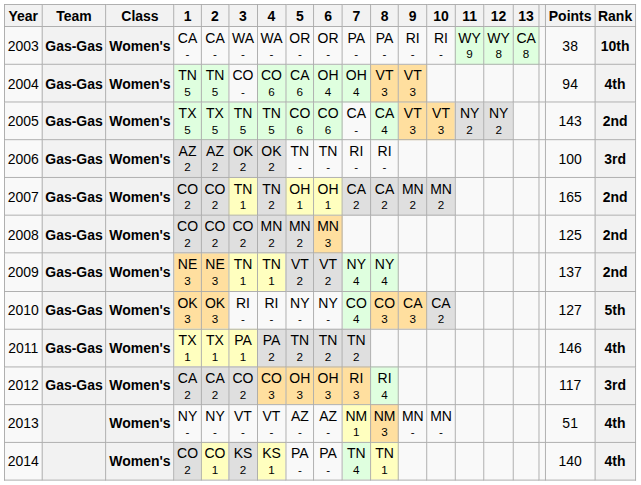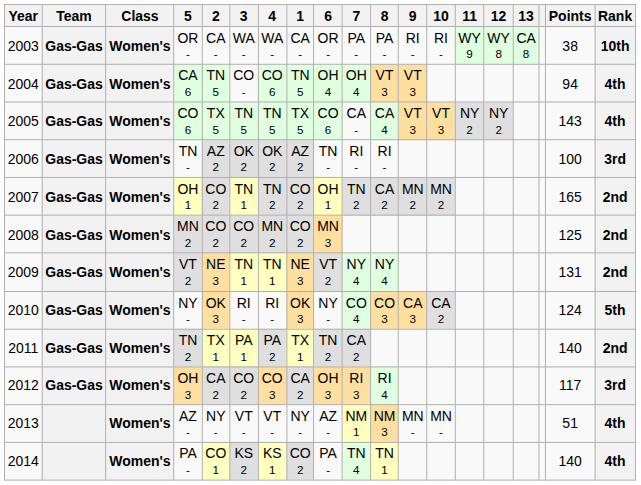columns swapped: (188, 16) <-> (300, 16)
(615, 121) 2nd -> (615, 121) 4th
(356, 197) CA 2 -> (356, 197) TN 2
(570, 272) 137 -> (570, 272) 131
(570, 310) 127 -> (570, 310) 124
(356, 348) TN 2 -> (356, 348) CA 2
(570, 348) 146 -> (570, 348) 140
(615, 348) 4th -> (615, 348) 2nd
